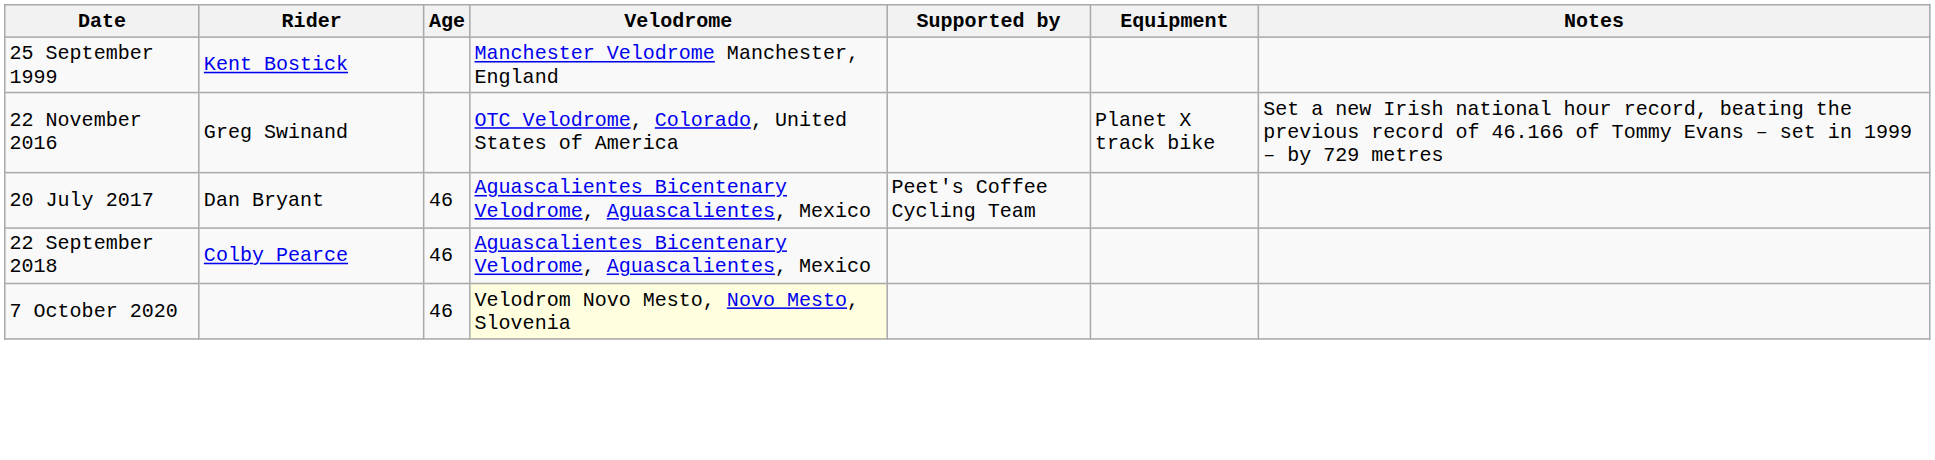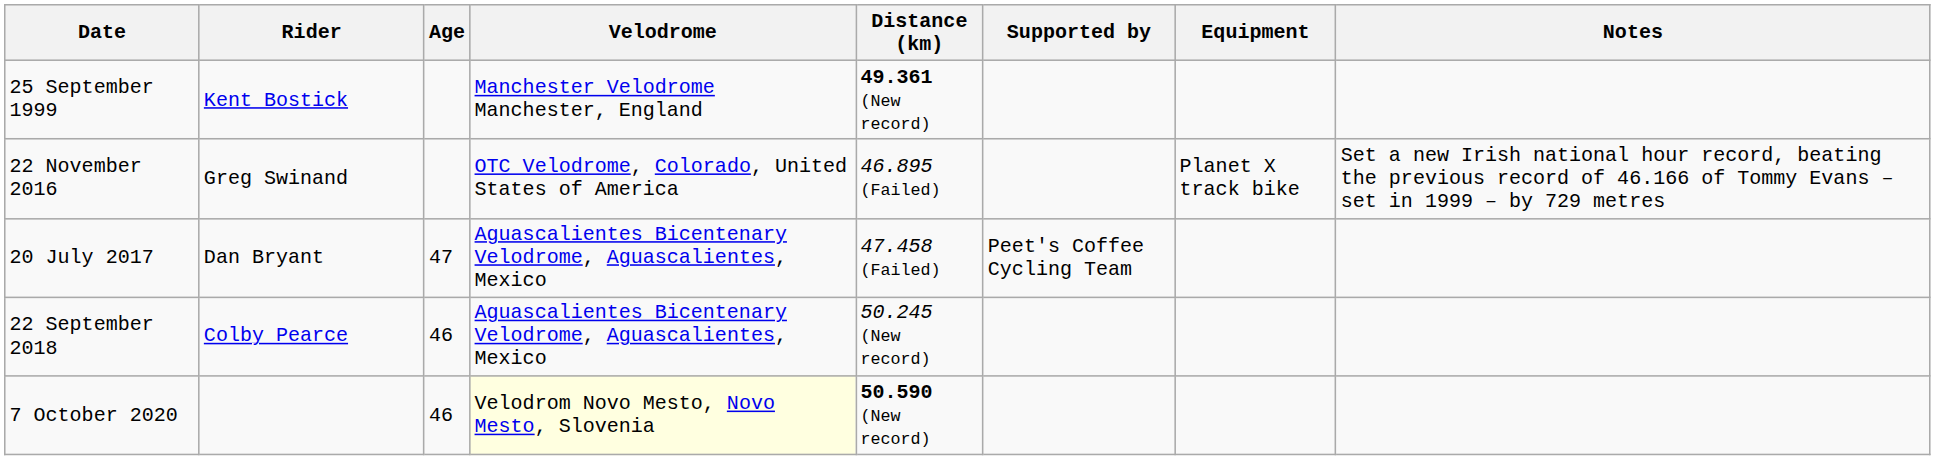+ column: (919, 33)
(441, 200) 46 -> (441, 258) 47
